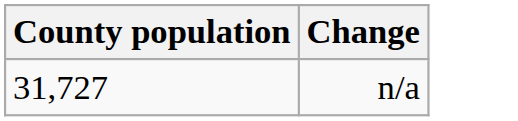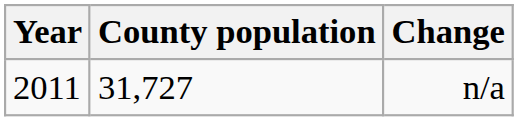+ column: (48, 31)
